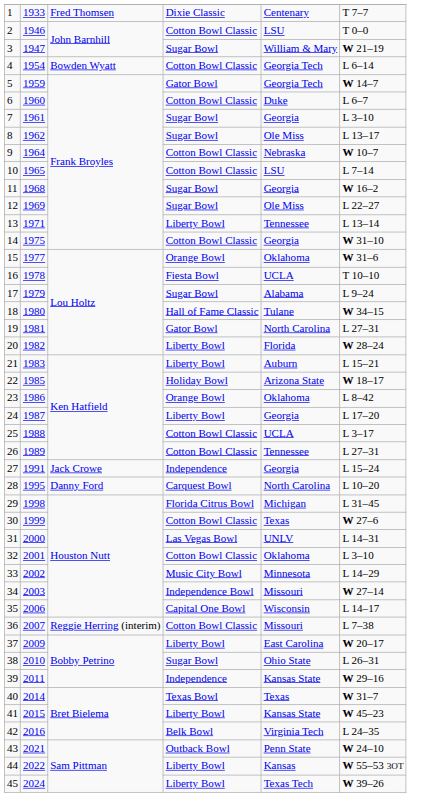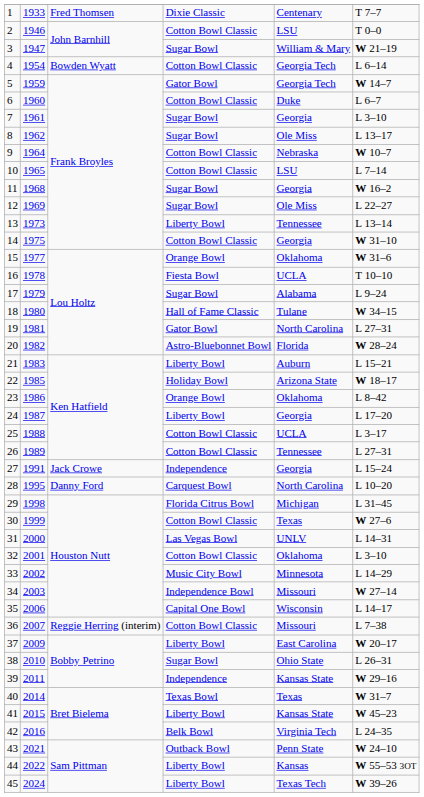(34, 223) 1971 -> (34, 223) 1973
(195, 345) Liberty Bowl -> (219, 345) Astro-Bluebonnet Bowl
